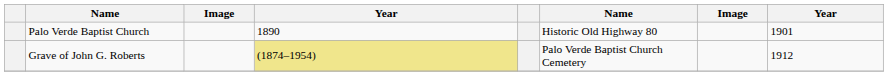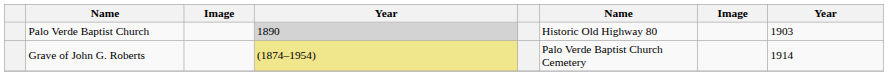(268, 31) no background -> (268, 31) lightgrey background
(782, 31) 1901 -> (782, 31) 1903
(782, 55) 1912 -> (782, 55) 1914
